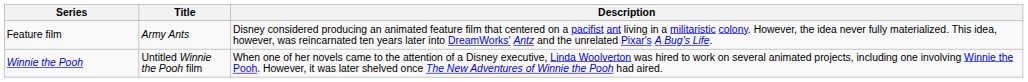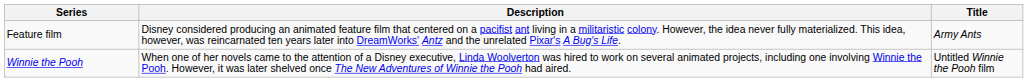columns swapped: (185, 12) <-> (627, 12)
